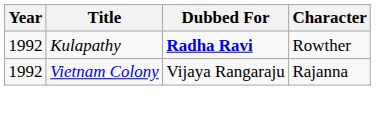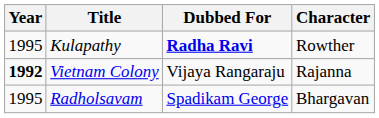(25, 44) 1992 -> (25, 44) 1995
(25, 71) normal -> (25, 71) bold
+ row: (96, 98)
